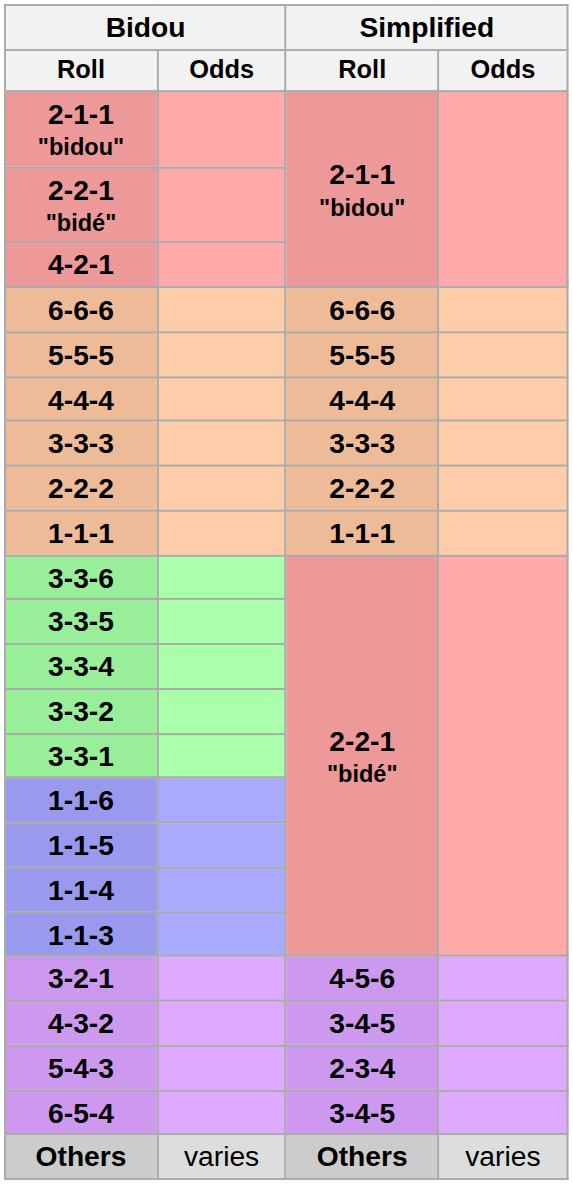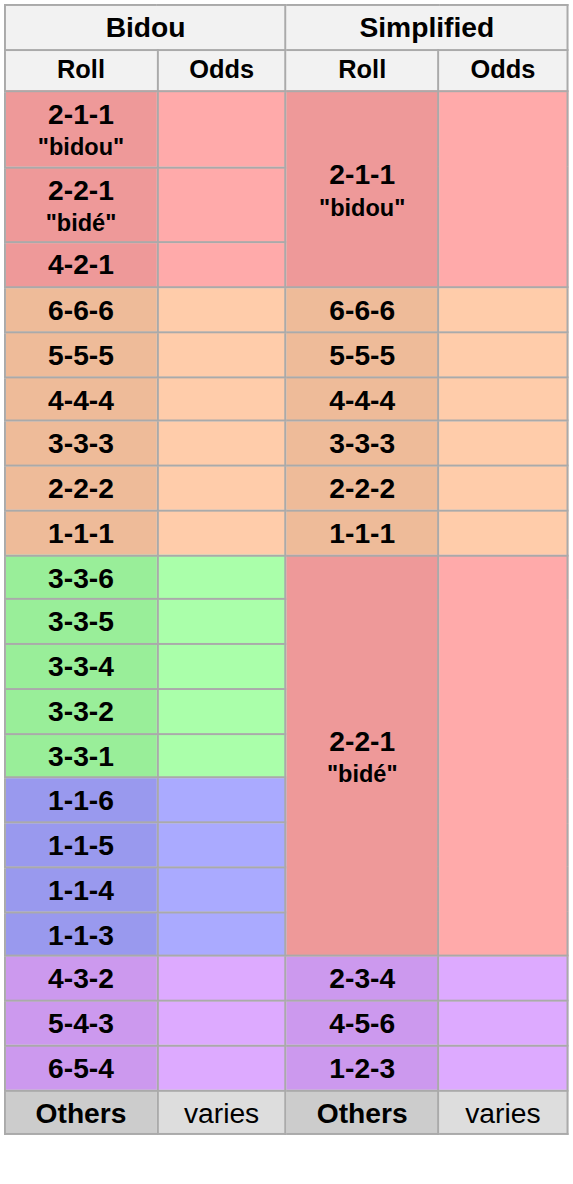- row: (81, 979)
(362, 1024) 3-4-5 -> (362, 979) 2-3-4
(362, 1068) 2-3-4 -> (362, 1024) 4-5-6
(362, 1113) 3-4-5 -> (362, 1068) 1-2-3
